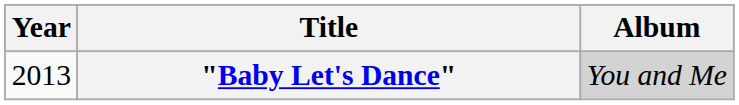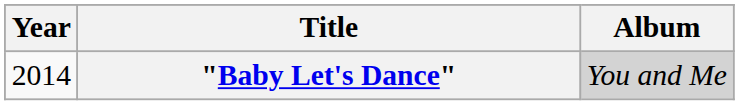(41, 74) 2013 -> (41, 74) 2014
